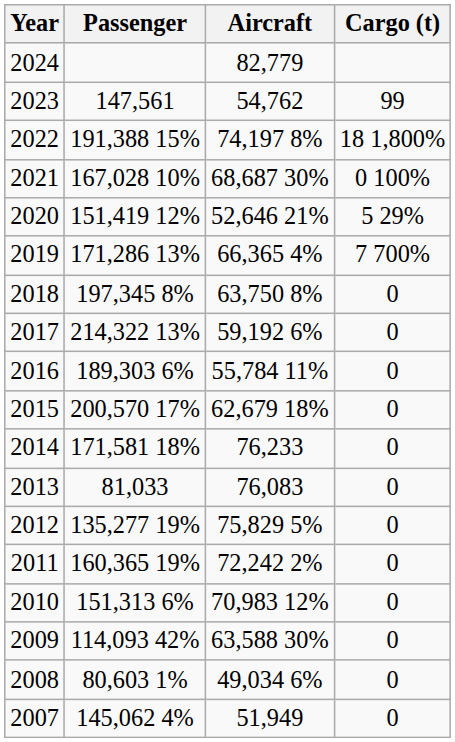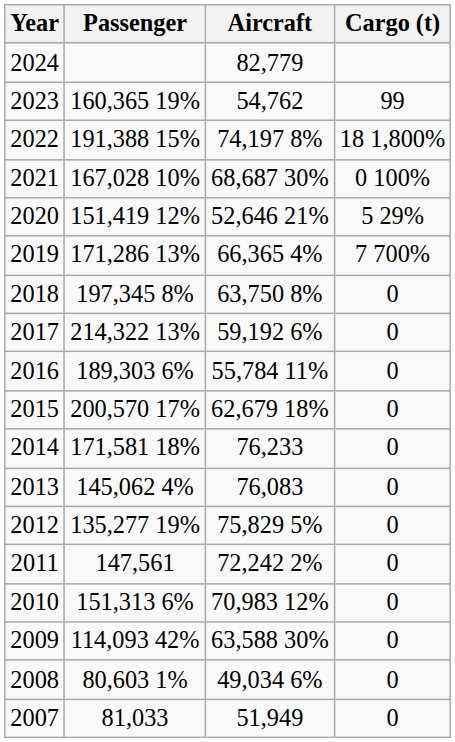(135, 100) 147,561 -> (135, 100) 160,365 19%
(135, 486) 81,033 -> (135, 486) 145,062 4%
(135, 563) 160,365 19% -> (135, 563) 147,561
(135, 718) 145,062 4% -> (135, 718) 81,033
